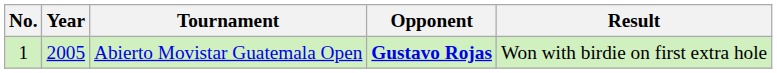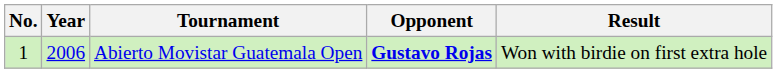(66, 52) 2005 -> (66, 52) 2006
